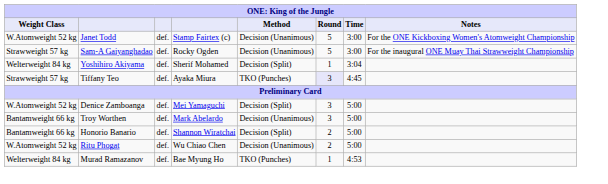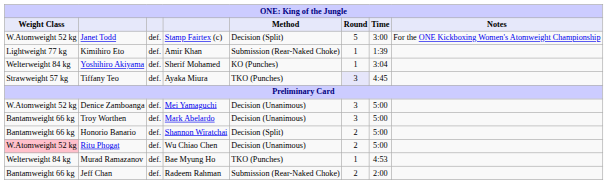(277, 38) Decision (Unanimous) -> (257, 38) Decision (Split)
- row: (117, 51)
+ row: (102, 51)
(266, 65) Decision (Split) -> (255, 65) KO (Punches)
(266, 105) Decision (Split) -> (268, 105) Decision (Unanimous)
(41, 146) no background -> (41, 146) pink background
+ row: (96, 173)
